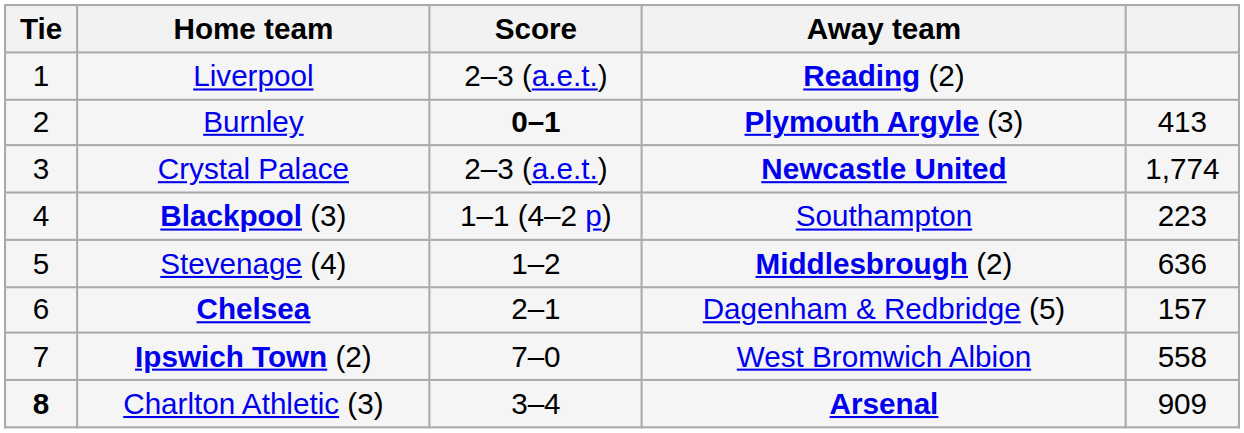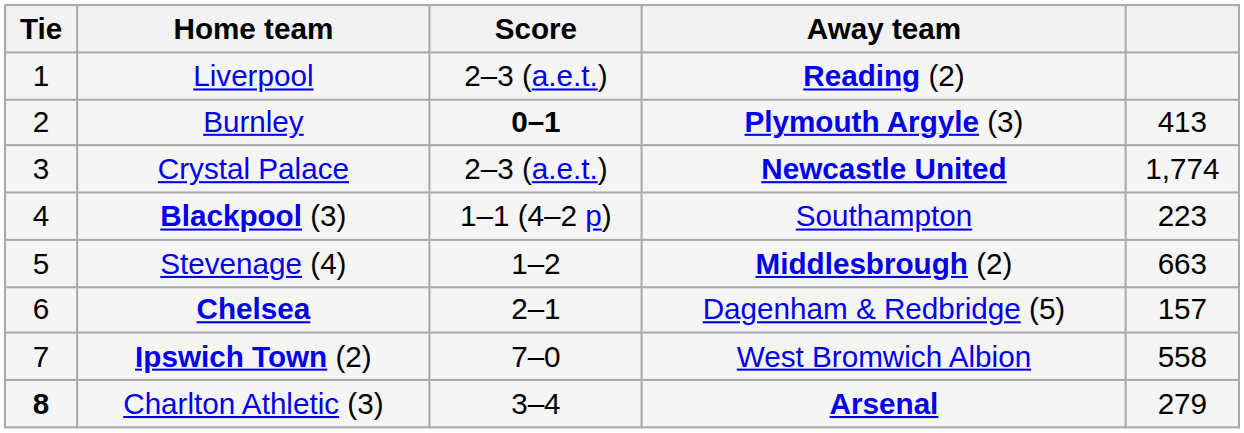(1182, 263) 636 -> (1182, 263) 663
(1182, 404) 909 -> (1182, 404) 279
